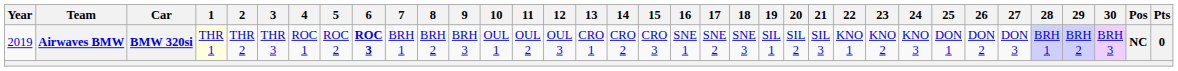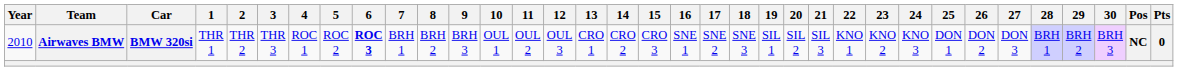(20, 42) 2019 -> (20, 42) 2010
(211, 42) lightyellow background -> (211, 42) no background
